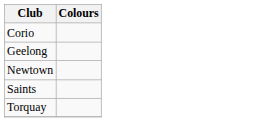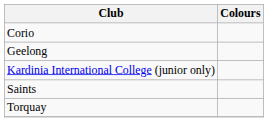+ row: (111, 70)
- row: (30, 70)
